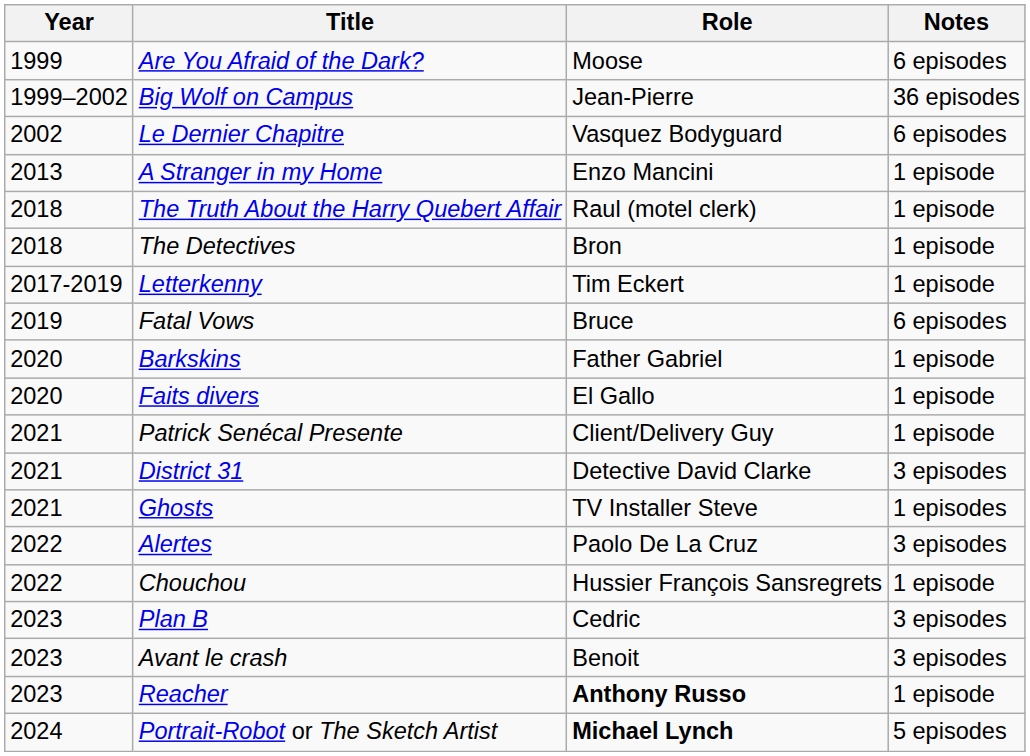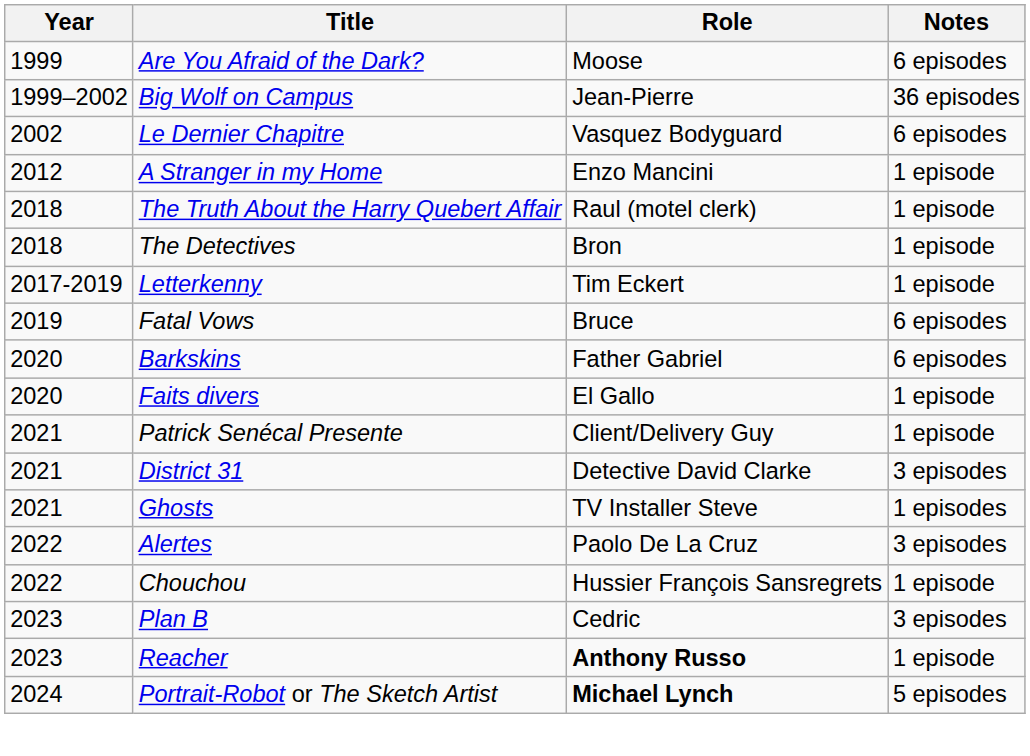(36, 172) 2013 -> (36, 172) 2012
(944, 358) 1 episode -> (950, 358) 6 episodes
- row: (213, 657)
